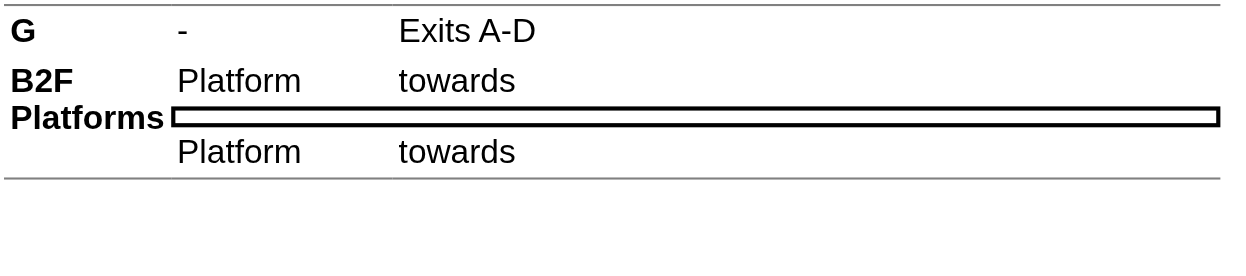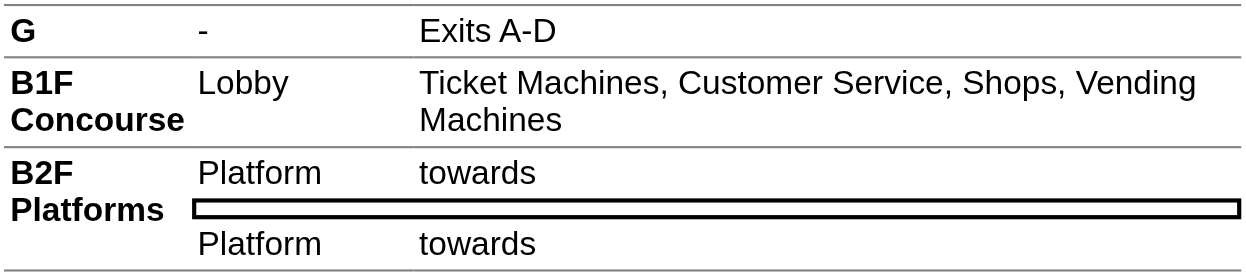+ row: (243, 82)
